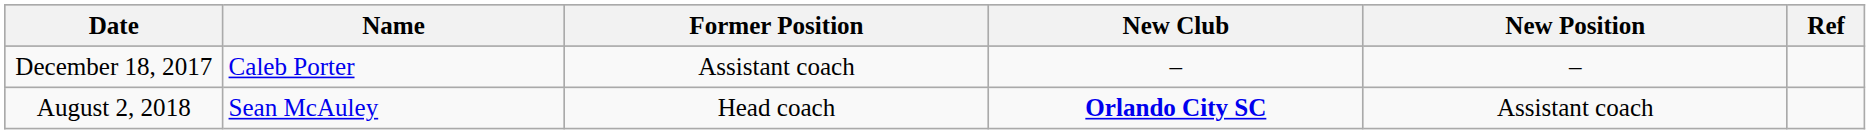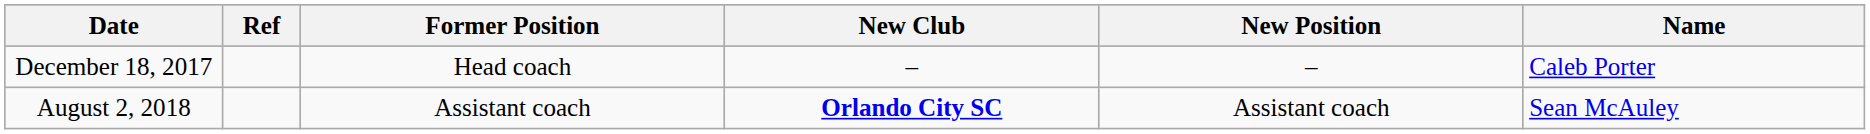columns swapped: (394, 25) <-> (1826, 25)
(776, 66) Assistant coach -> (512, 66) Head coach
(776, 108) Head coach -> (512, 108) Assistant coach
